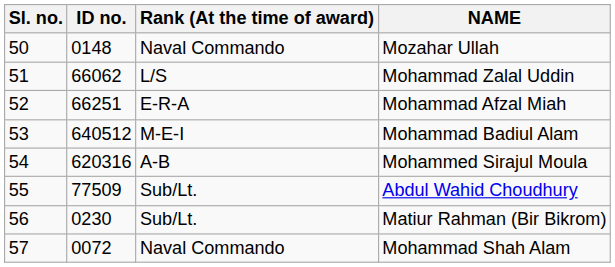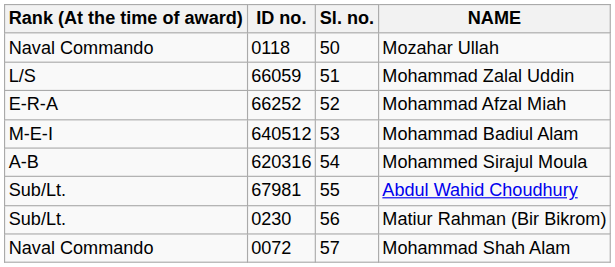columns swapped: (36, 18) <-> (257, 18)
(91, 47) 0148 -> (271, 47) 0118
(96, 76) 66062 -> (276, 76) 66059
(96, 104) 66251 -> (276, 104) 66252
(96, 190) 77509 -> (276, 190) 67981
